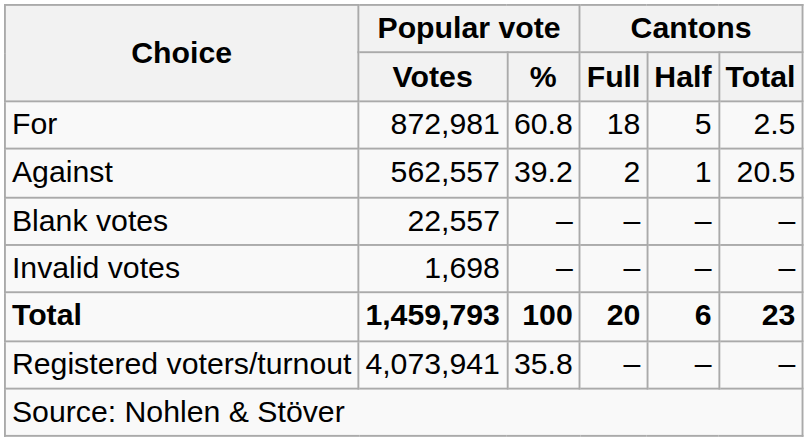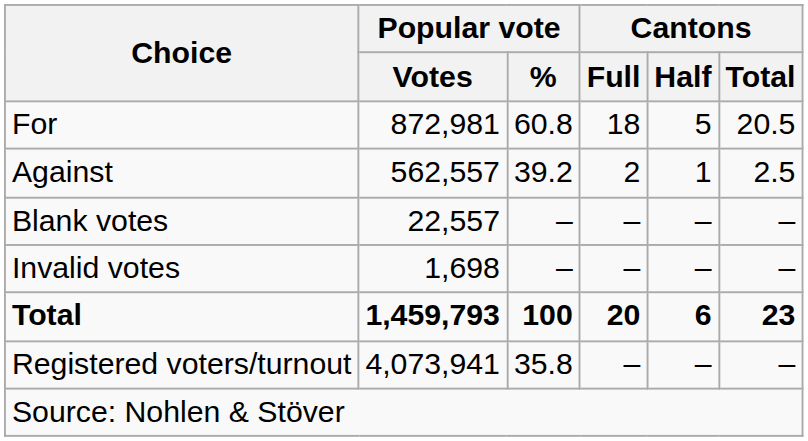(774, 124) 2.5 -> (766, 124) 20.5
(766, 172) 20.5 -> (774, 172) 2.5
